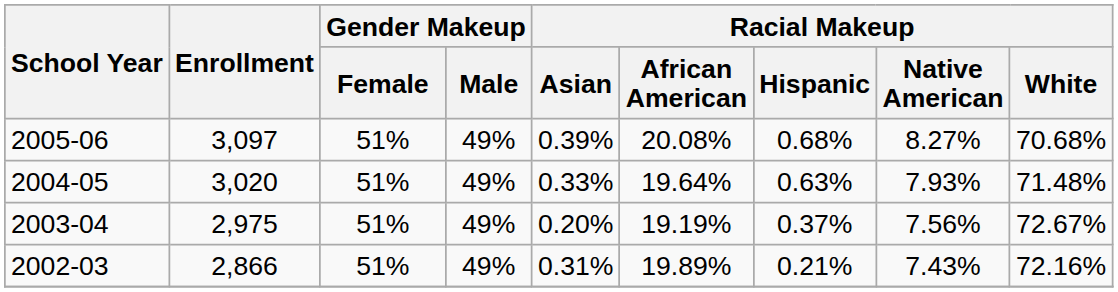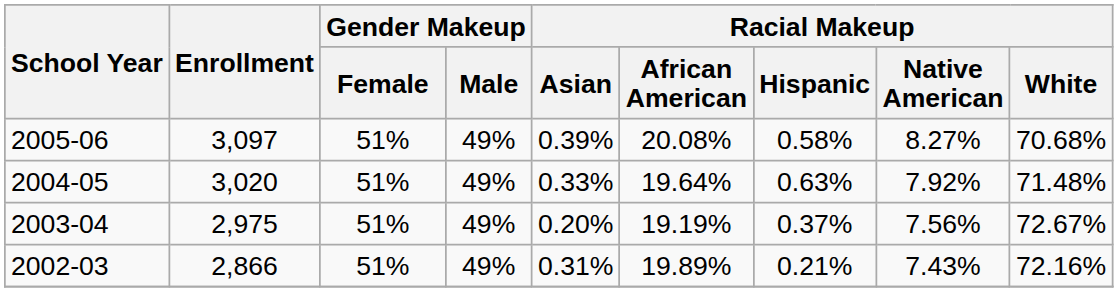(815, 140) 0.68% -> (815, 140) 0.58%
(943, 182) 7.93% -> (943, 182) 7.92%
